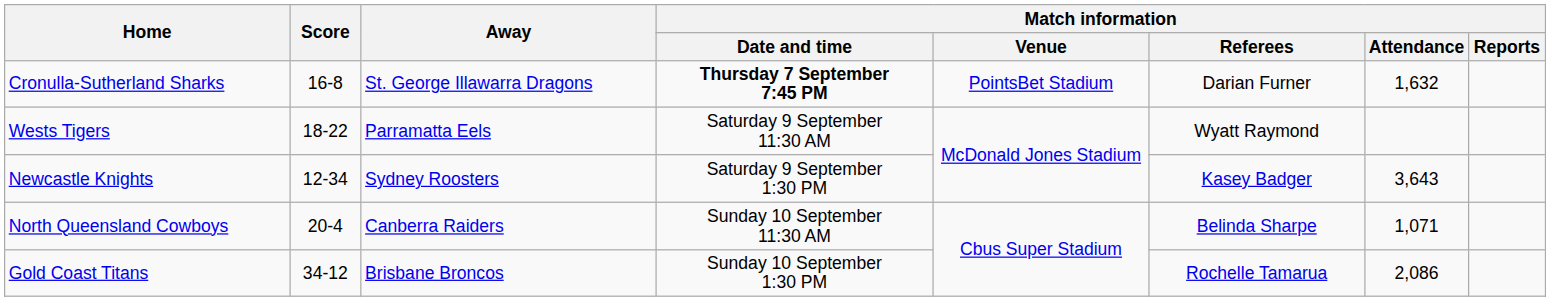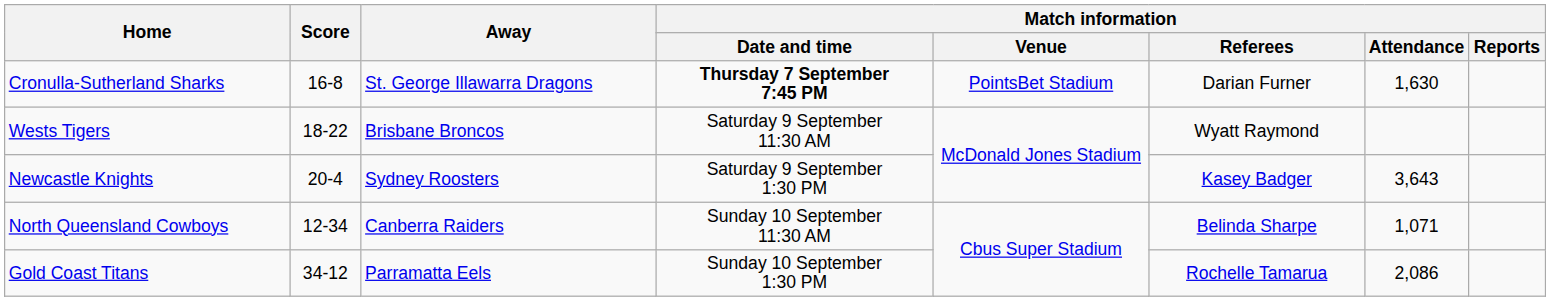(1417, 84) 1,632 -> (1417, 84) 1,630
(428, 131) Parramatta Eels -> (434, 131) Brisbane Broncos
(325, 179) 12-34 -> (325, 179) 20-4
(325, 226) 20-4 -> (325, 226) 12-34
(434, 273) Brisbane Broncos -> (428, 273) Parramatta Eels
